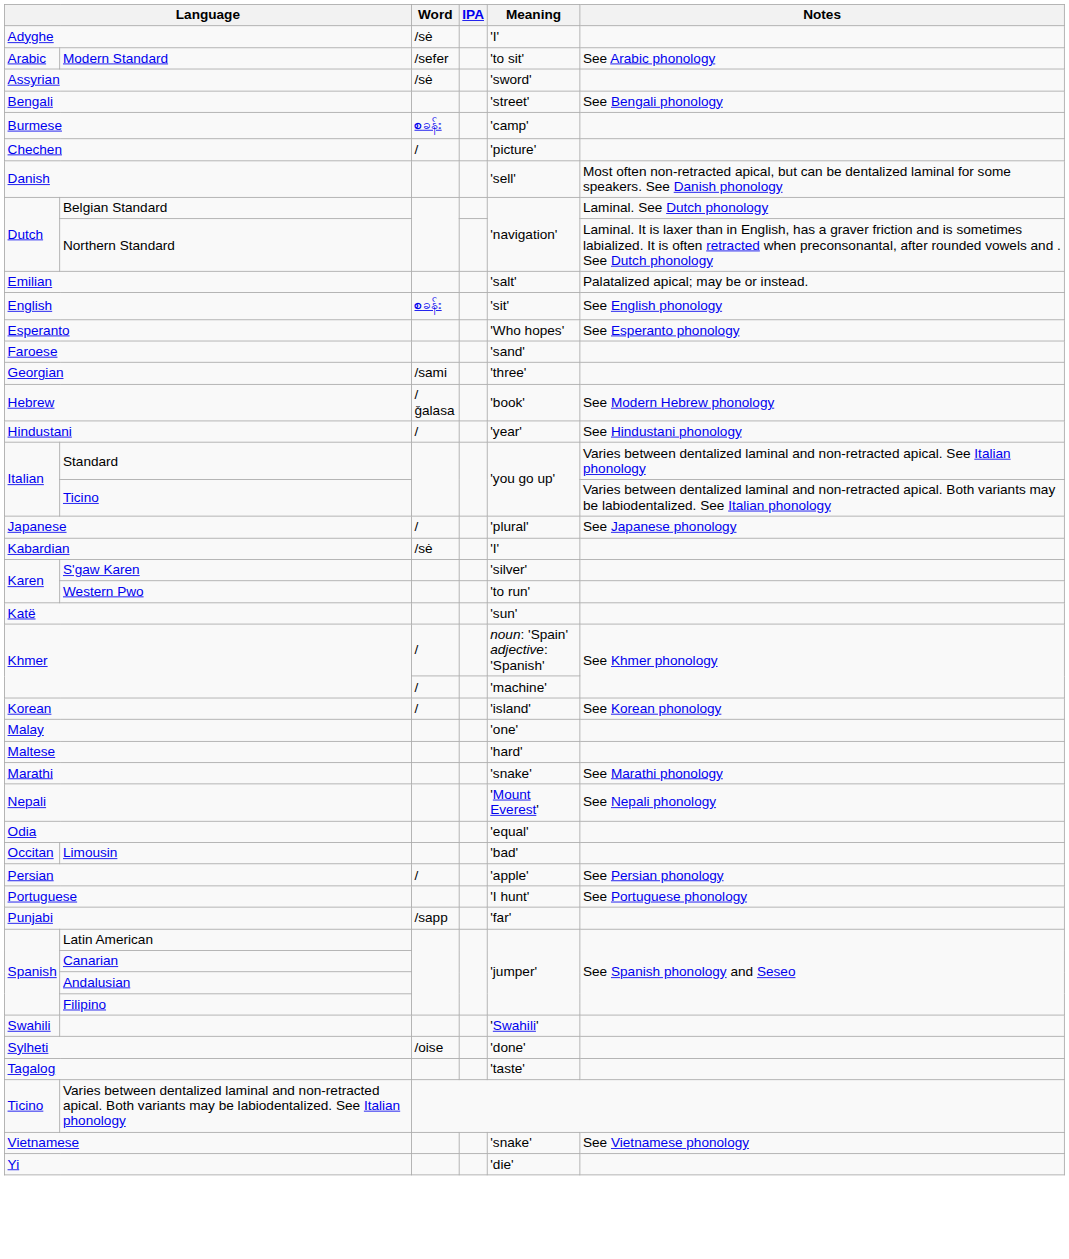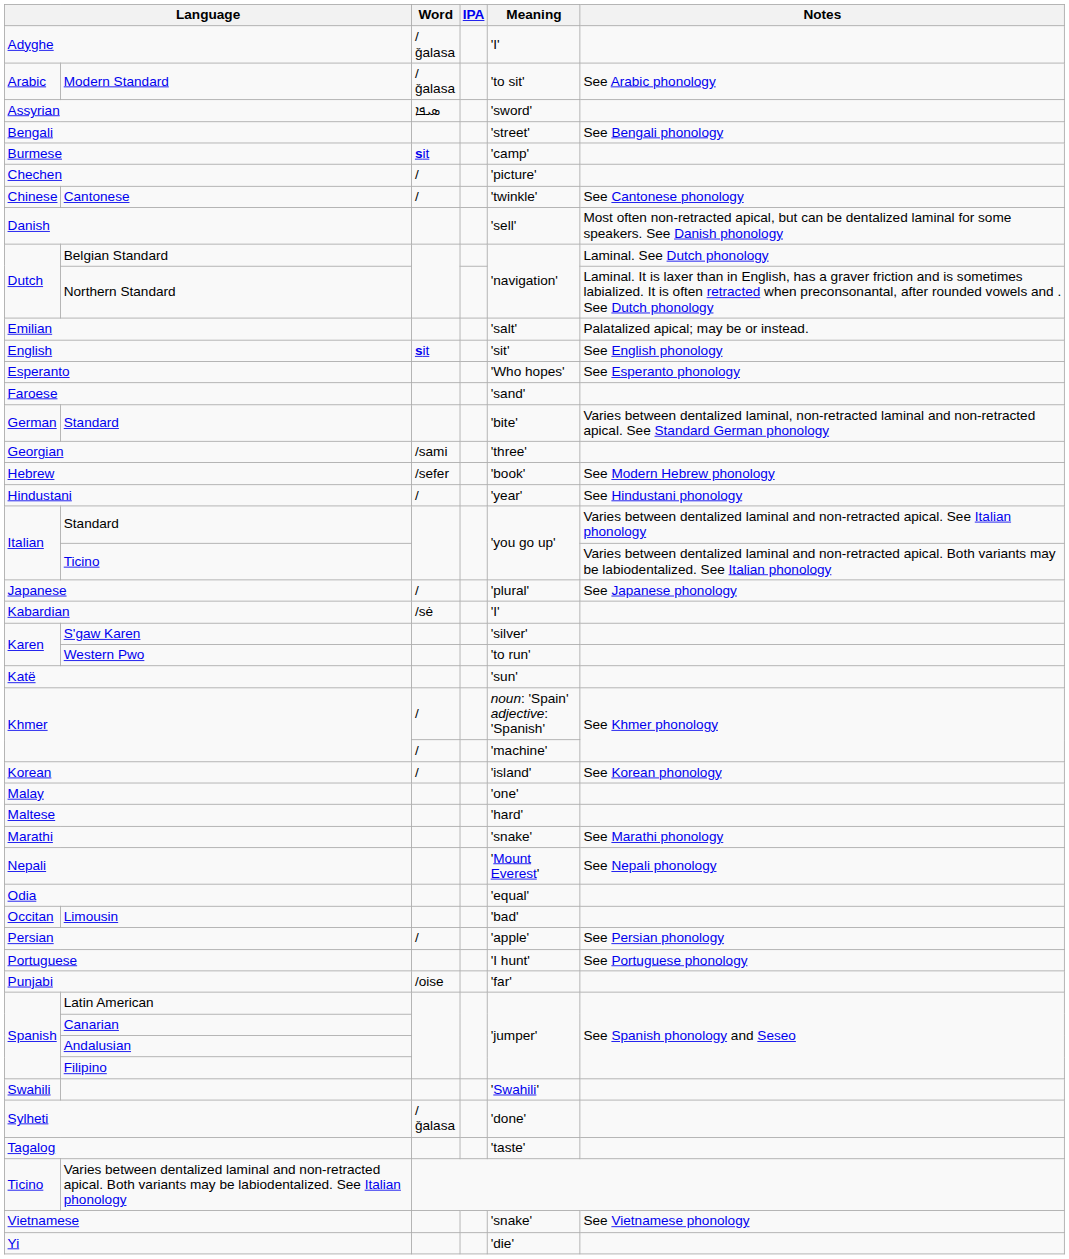(424, 36) /sė -> (435, 44) /ǧalasa
(431, 58) /sefer -> (435, 81) /ǧalasa
(424, 79) /sė -> (428, 110) ܣܝܦܐ
(428, 124) စခန်း -> (422, 153) sit
+ row: (33, 196)
(428, 305) စခန်း -> (422, 350) sit
+ row: (32, 422)
(435, 402) /ǧalasa -> (432, 473) /sefer
(431, 918) /sapp -> (429, 981) /oise
(429, 1047) /oise -> (435, 1118) /ǧalasa
